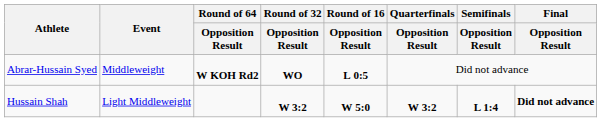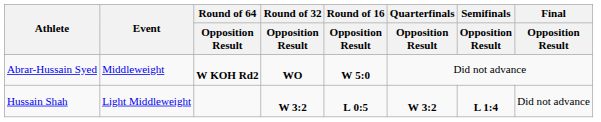(356, 76) L 0:5 -> (356, 76) W 5:0
(356, 108) W 5:0 -> (356, 108) L 0:5
(556, 101) bold -> (554, 101) normal
